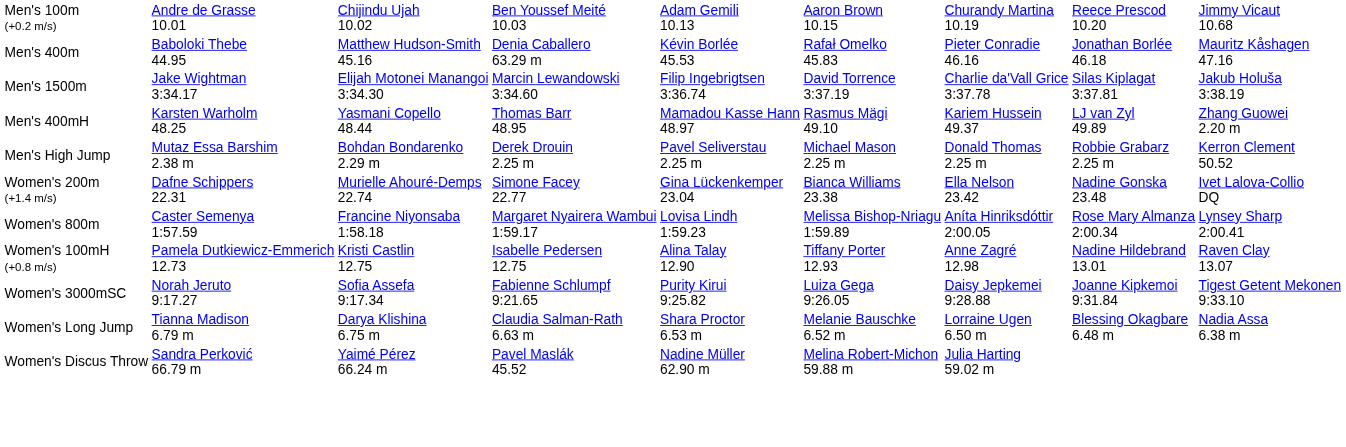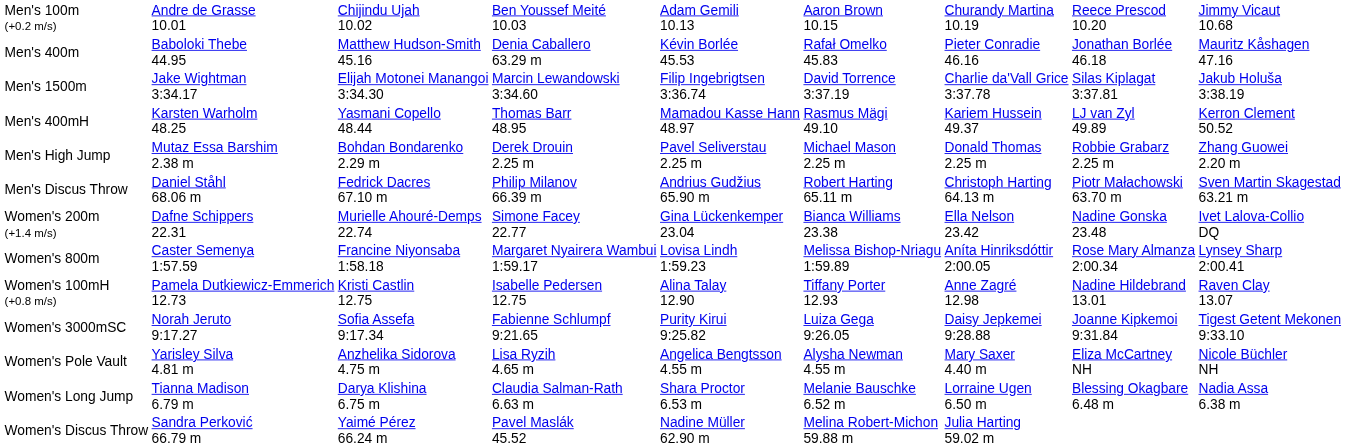(1243, 121) Zhang Guowei 2.20 m -> (1247, 121) Kerron Clement 50.52
(1247, 155) Kerron Clement 50.52 -> (1243, 155) Zhang Guowei 2.20 m
+ row: (66, 190)
+ row: (66, 362)
